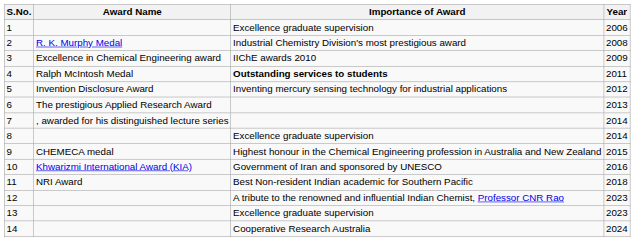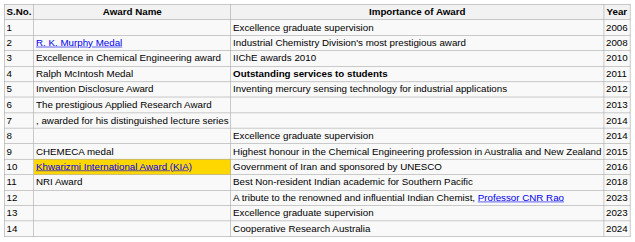(617, 58) 2009 -> (617, 58) 2010
(114, 167) no background -> (114, 167) gold background
